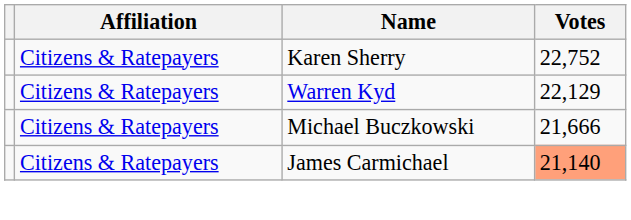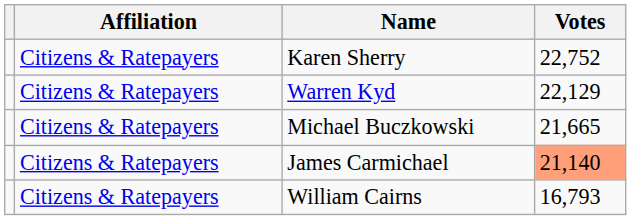(570, 127) 21,666 -> (570, 127) 21,665
+ row: (355, 197)
